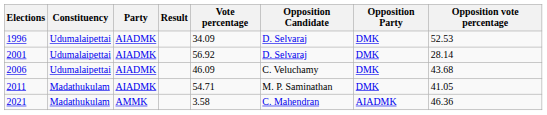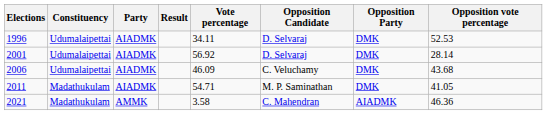(204, 39) 34.09 -> (203, 39) 34.11
